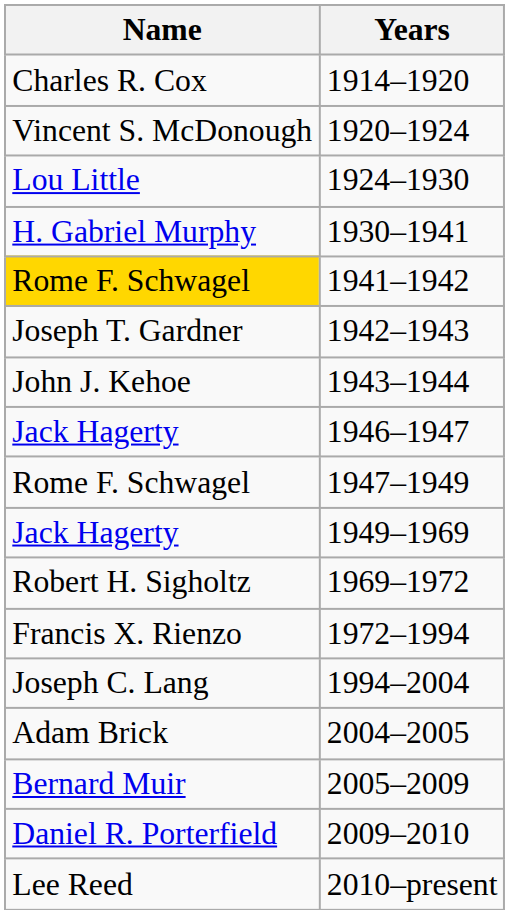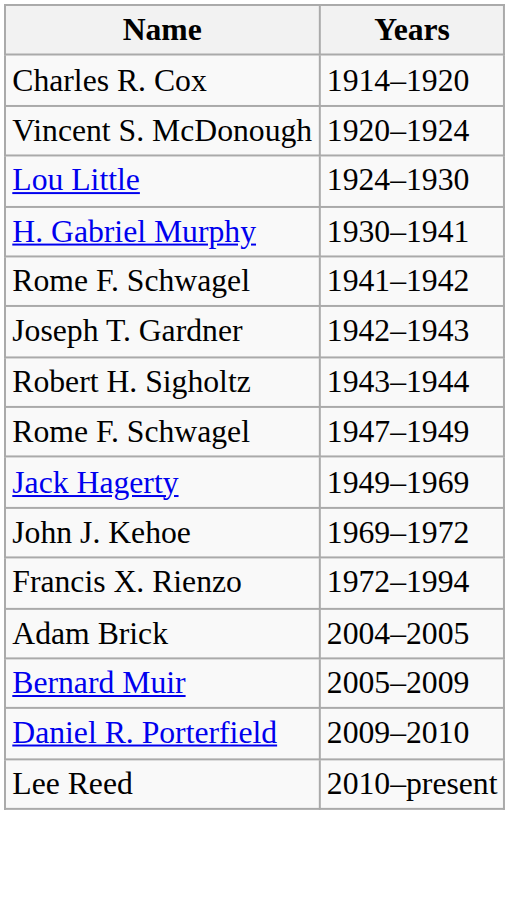(131, 280) gold background -> (131, 280) no background
(102, 381) John J. Kehoe -> (132, 381) Robert H. Sigholtz
- row: (398, 431)
(132, 582) Robert H. Sigholtz -> (102, 532) John J. Kehoe
- row: (398, 682)
